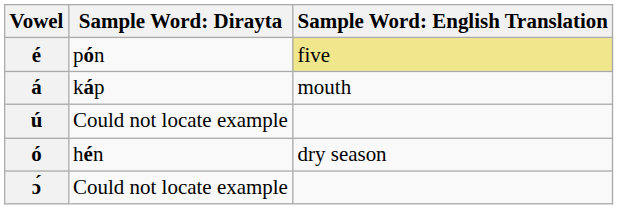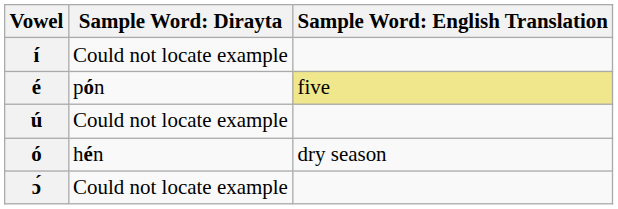+ row: (36, 54)
- row: (36, 87)
